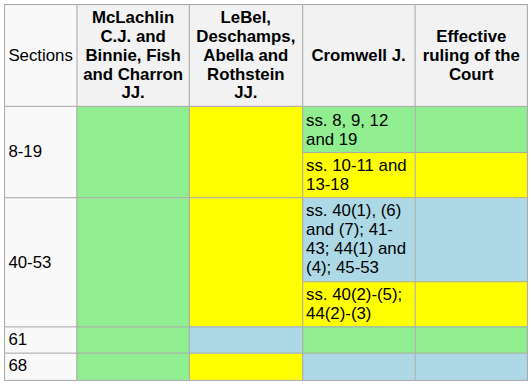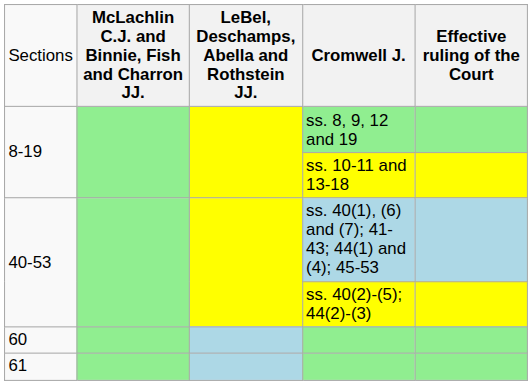+ row: (18, 340)
- row: (18, 366)
